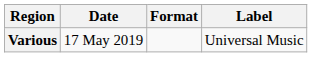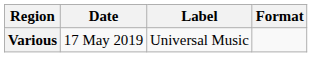columns swapped: (174, 16) <-> (254, 16)
